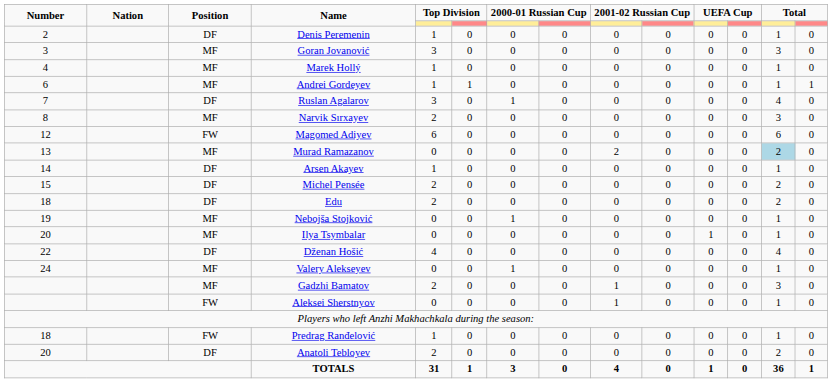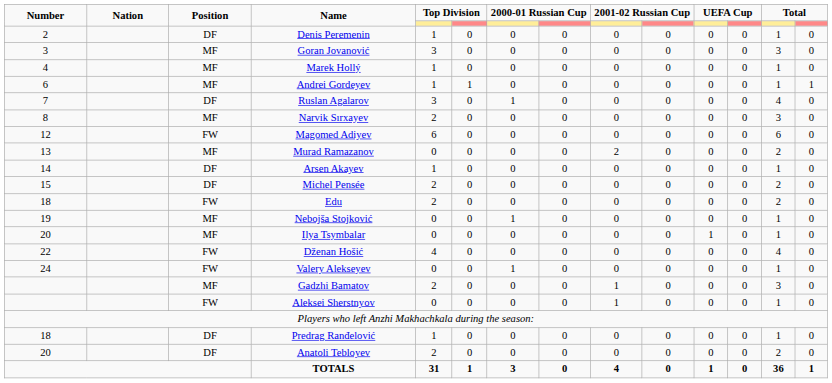(778, 151) lightblue background -> (778, 151) no background
(210, 201) DF -> (210, 201) FW
(210, 252) DF -> (210, 252) FW
(210, 268) MF -> (210, 268) FW
(210, 335) FW -> (210, 335) DF
